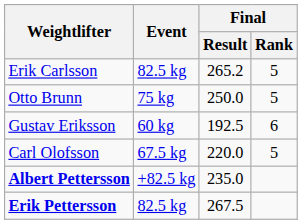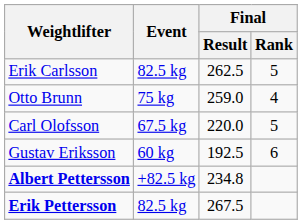(225, 71) 265.2 -> (225, 71) 262.5
(225, 98) 250.0 -> (225, 98) 259.0
(274, 98) 5 -> (274, 98) 4
rows swapped: (62, 125) <-> (54, 152)
(225, 179) 235.0 -> (225, 179) 234.8
